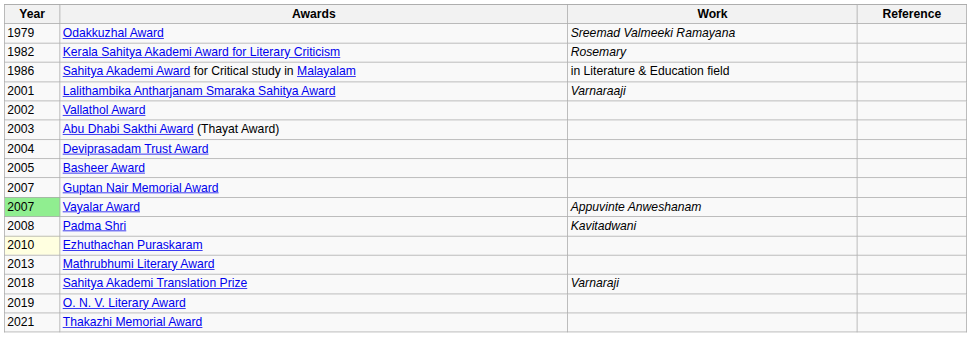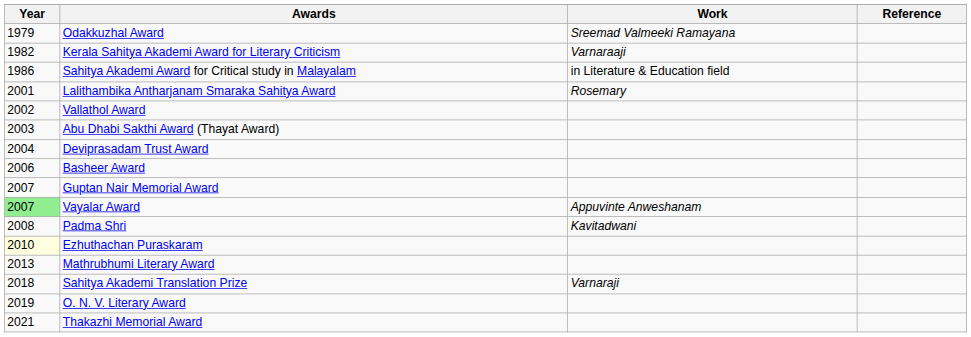(598, 52) Rosemary -> (598, 52) Varnaraaji
(598, 91) Varnaraaji -> (598, 91) Rosemary
(21, 168) 2005 -> (21, 168) 2006
